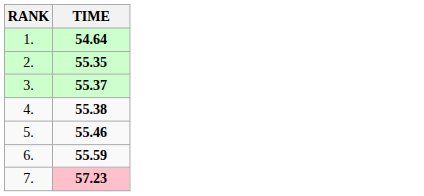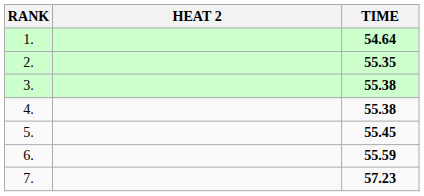+ column: (197, 16)
(91, 86) 55.37 -> (380, 86) 55.38
(91, 132) 55.46 -> (380, 132) 55.45
(91, 179) pink background -> (380, 179) no background
